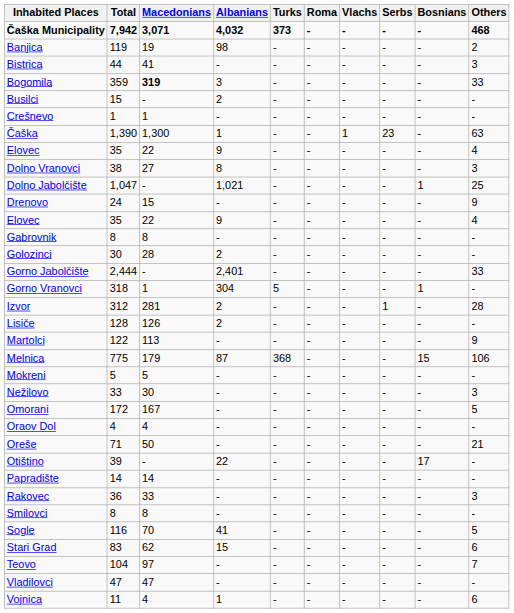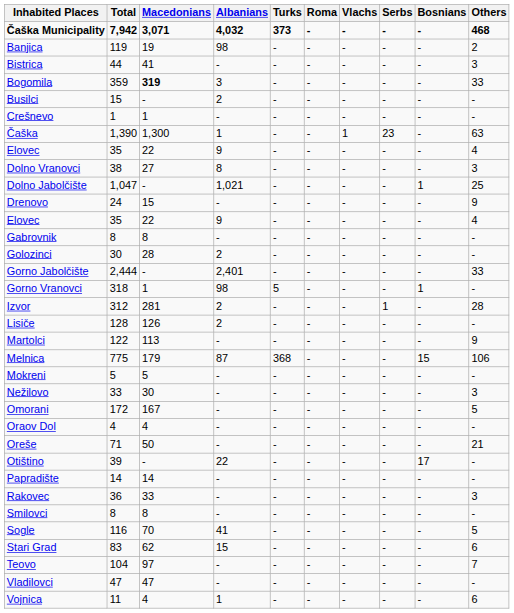(225, 289) 304 -> (222, 289) 98
